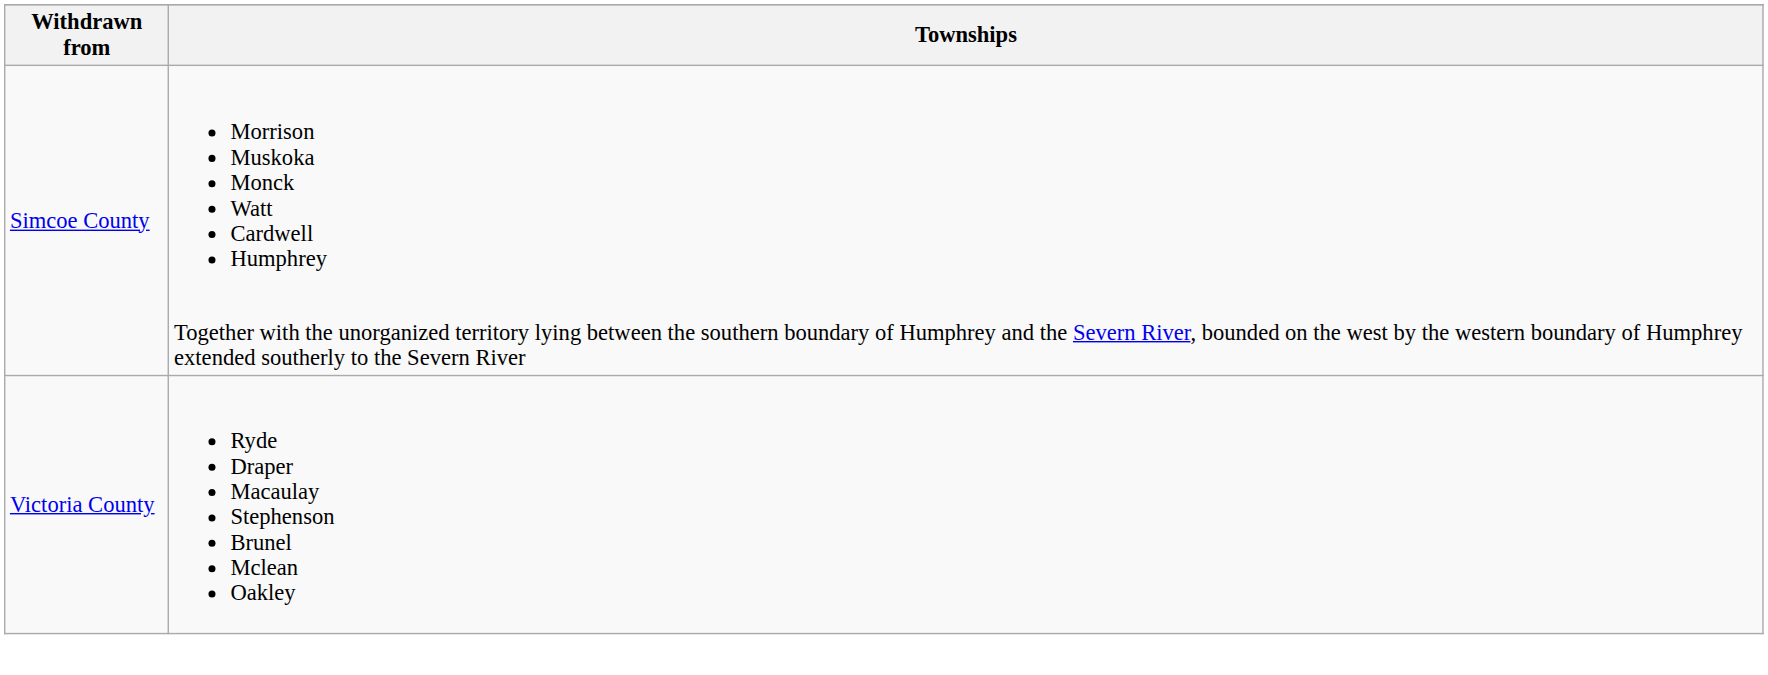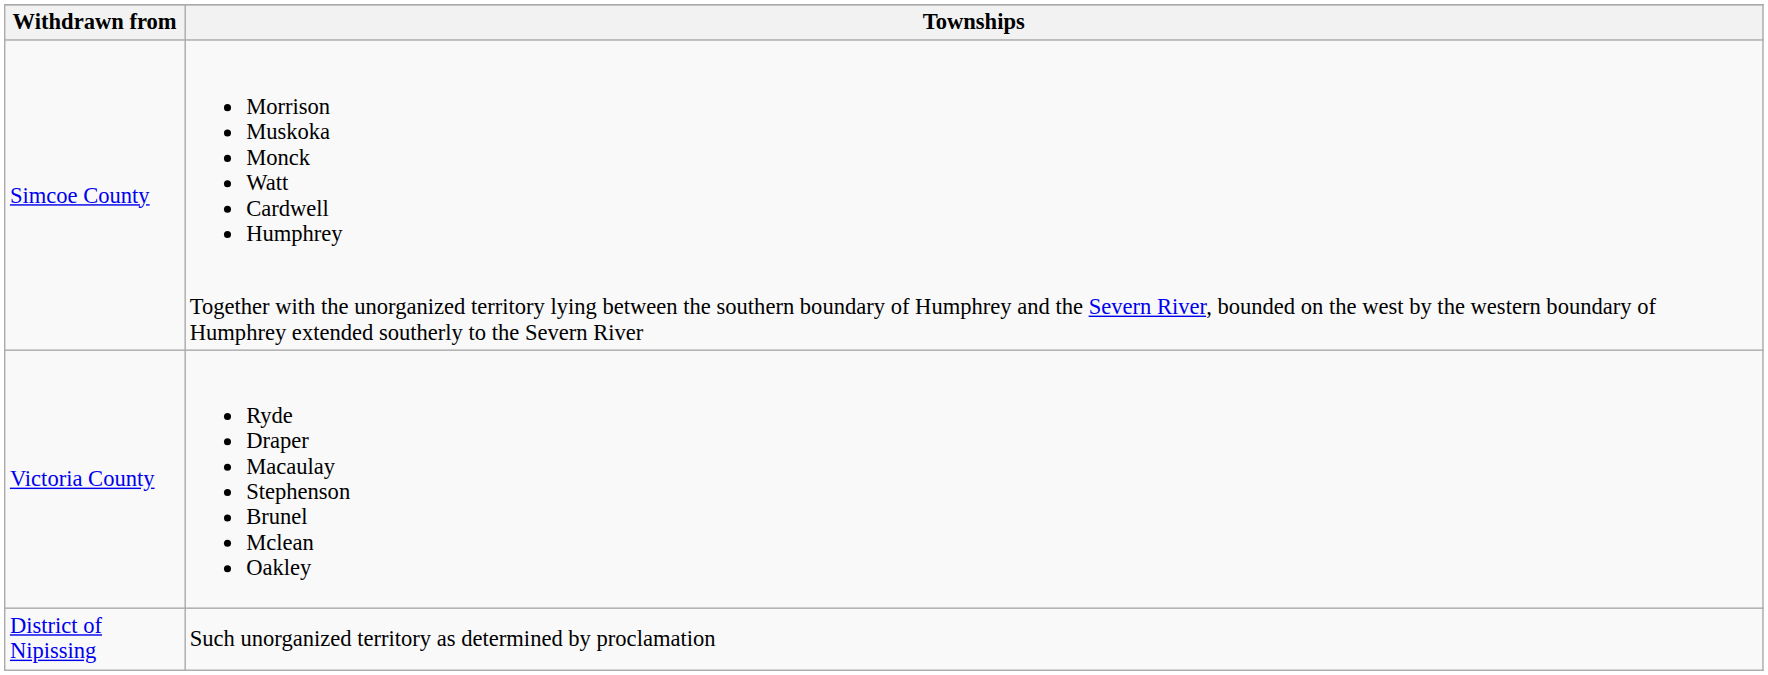+ row: (56, 638)
